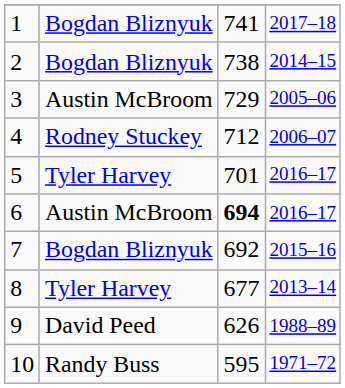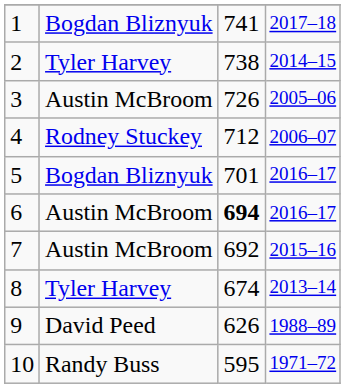(129, 61) Bogdan Bliznyuk -> (108, 61) Tyler Harvey
(241, 99) 729 -> (241, 99) 726
(108, 174) Tyler Harvey -> (129, 174) Bogdan Bliznyuk
(129, 250) Bogdan Bliznyuk -> (129, 250) Austin McBroom
(241, 288) 677 -> (241, 288) 674
